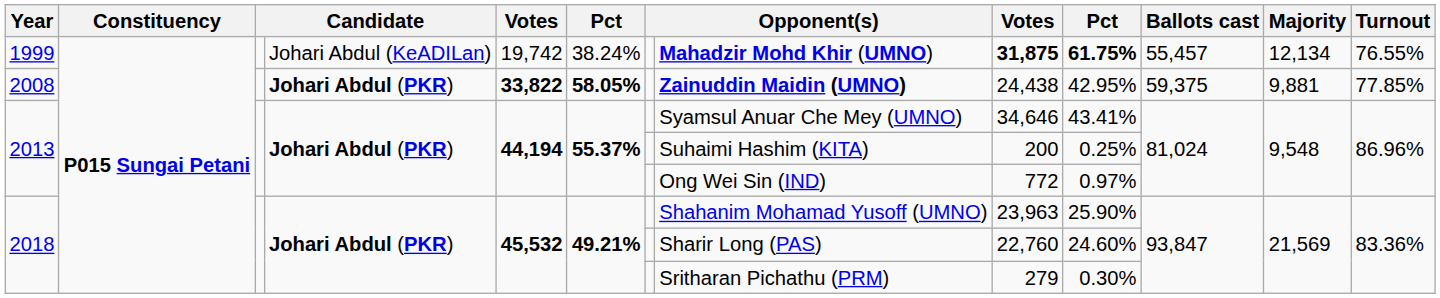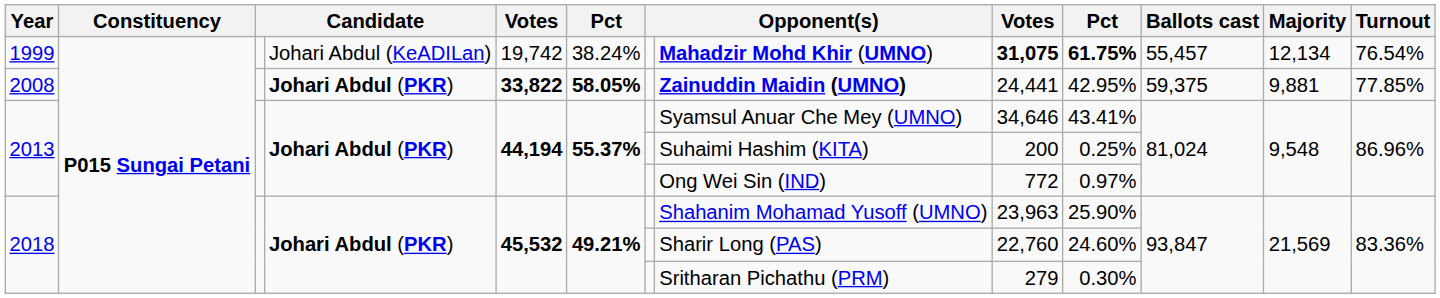(1028, 53) 31,875 -> (1028, 53) 31,075
(1390, 53) 76.55% -> (1390, 53) 76.54%
(1028, 85) 24,438 -> (1028, 85) 24,441
